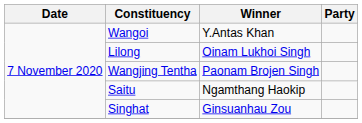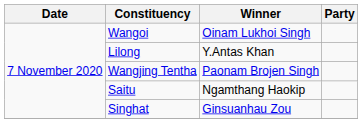(238, 33) Y.Antas Khan -> (256, 33) Oinam Lukhoi Singh
(256, 52) Oinam Lukhoi Singh -> (238, 52) Y.Antas Khan
